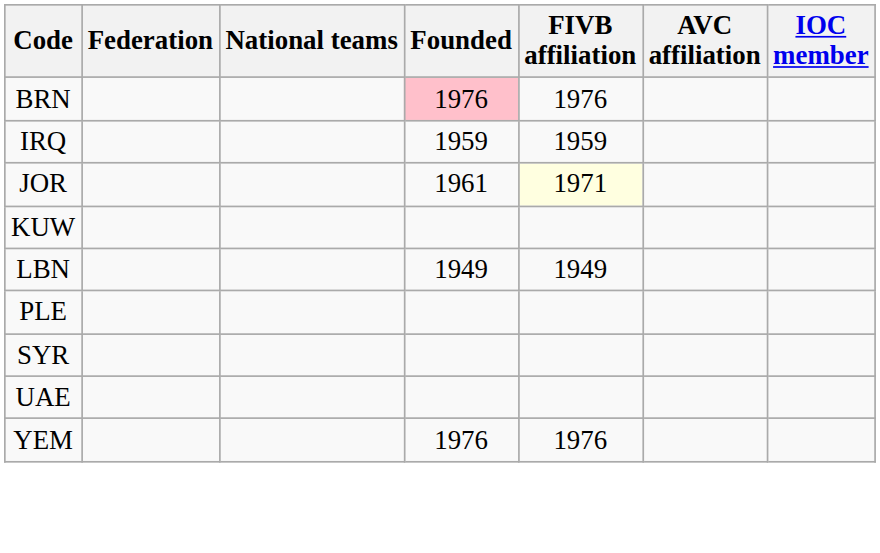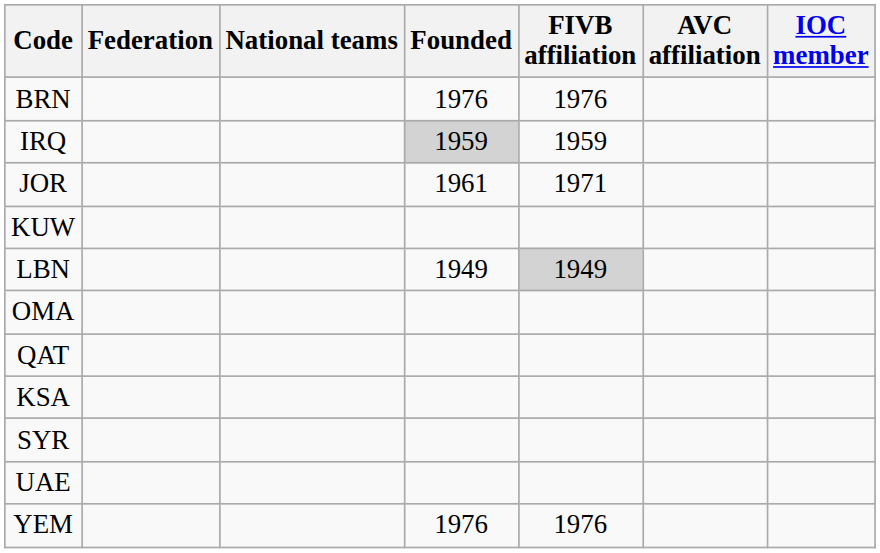(461, 98) pink background -> (461, 98) no background
(461, 141) no background -> (461, 141) lightgrey background
(580, 183) lightyellow background -> (580, 183) no background
(580, 269) no background -> (580, 269) lightgrey background
+ row: (43, 311)
- row: (43, 311)
+ row: (43, 354)
+ row: (43, 397)
